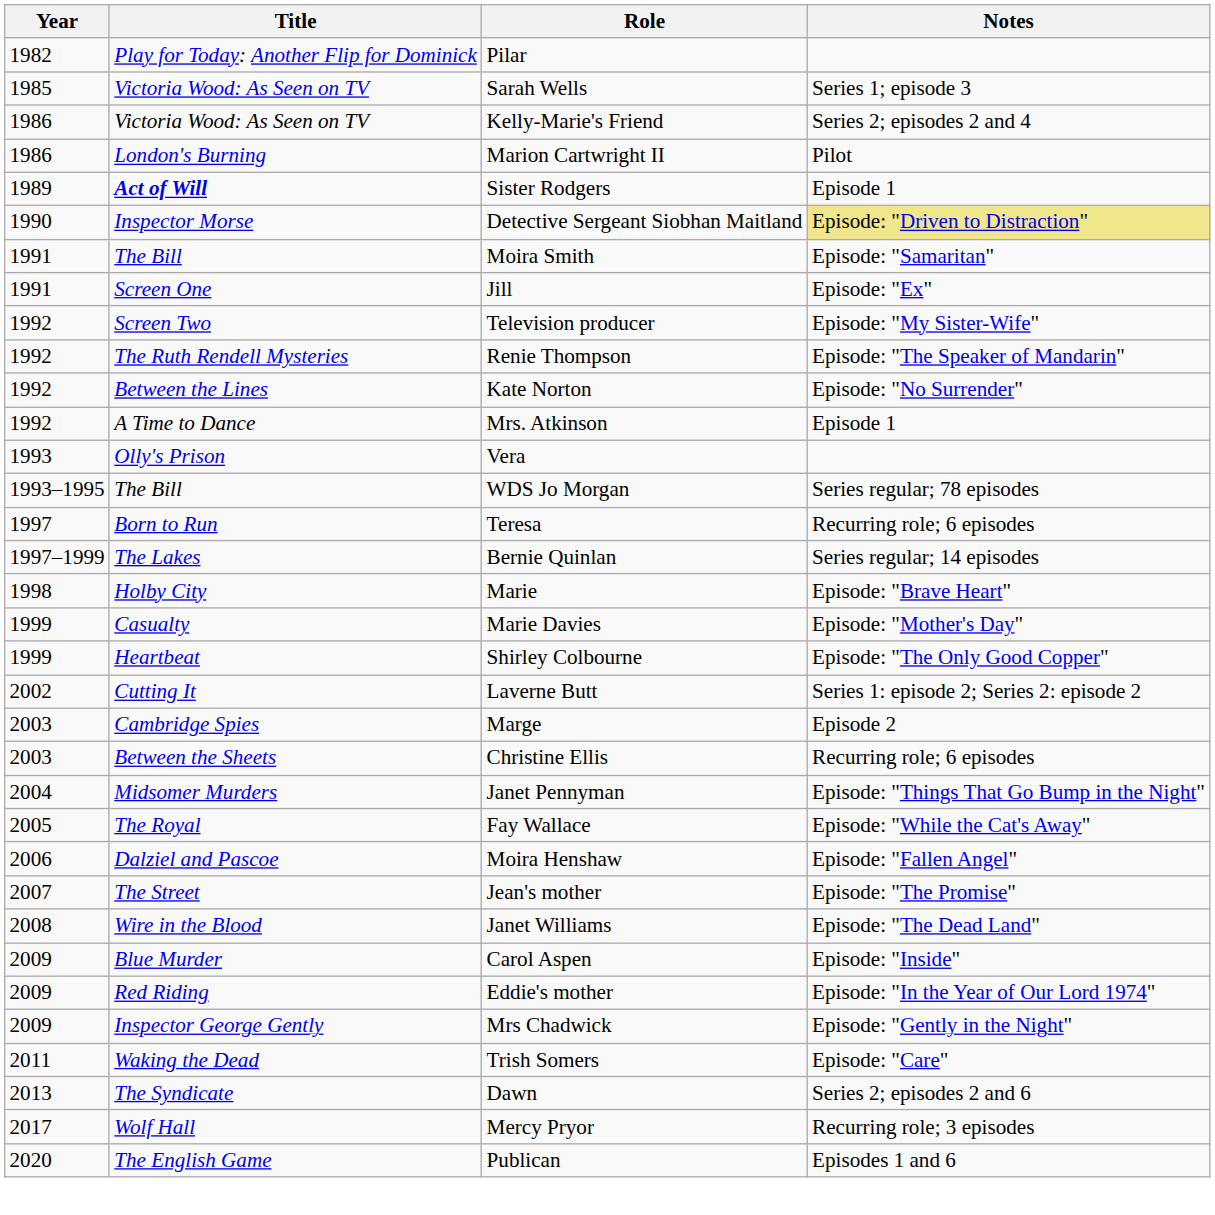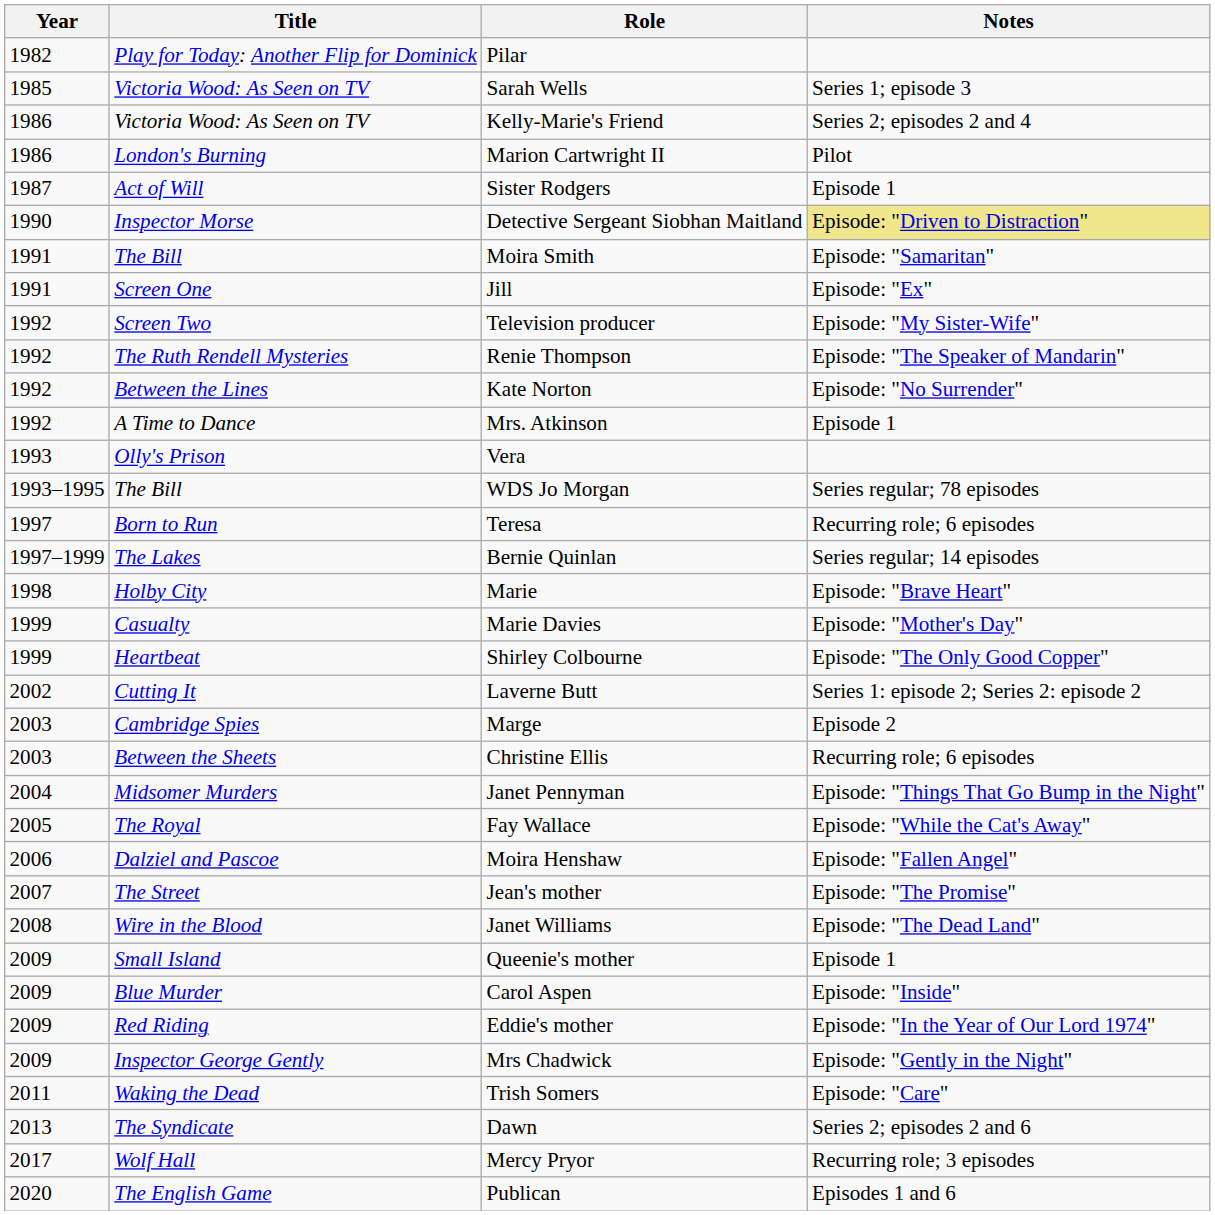(31, 188) 1989 -> (31, 188) 1987
(161, 188) bold -> (159, 188) normal
+ row: (560, 959)
